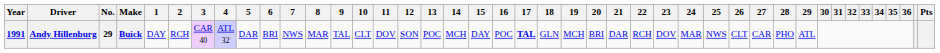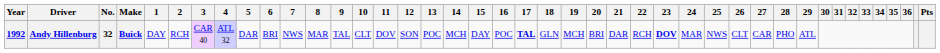(16, 34) 1991 -> (16, 34) 1992
(108, 34) 29 -> (108, 34) 32
(666, 34) normal -> (666, 34) bold
